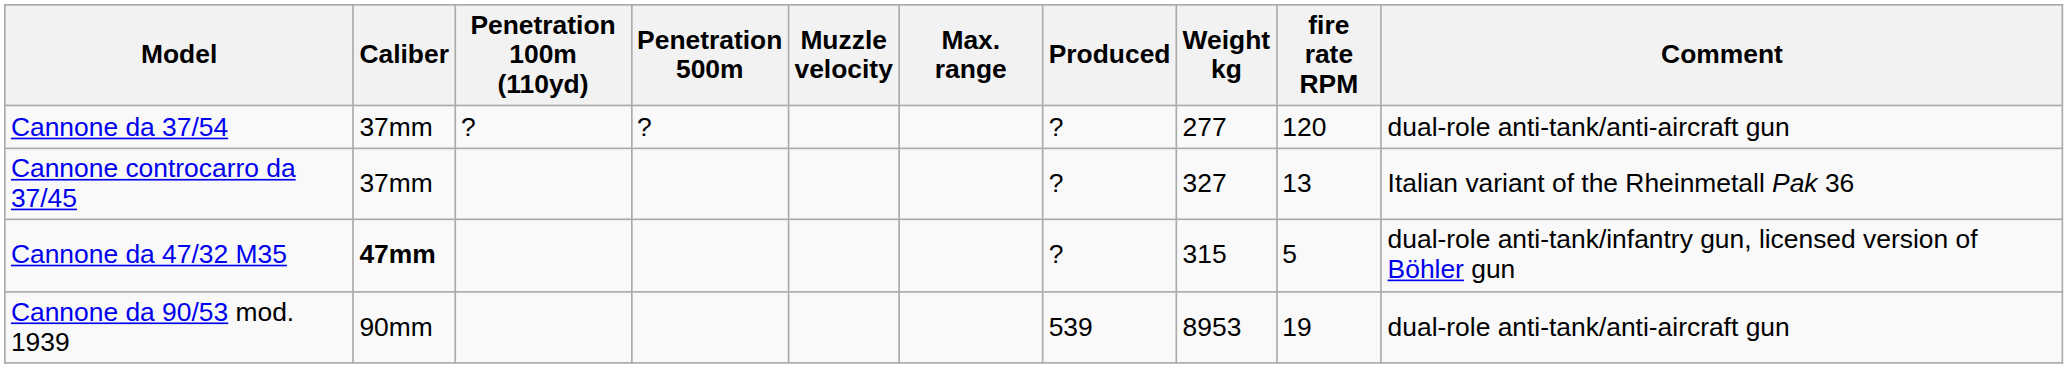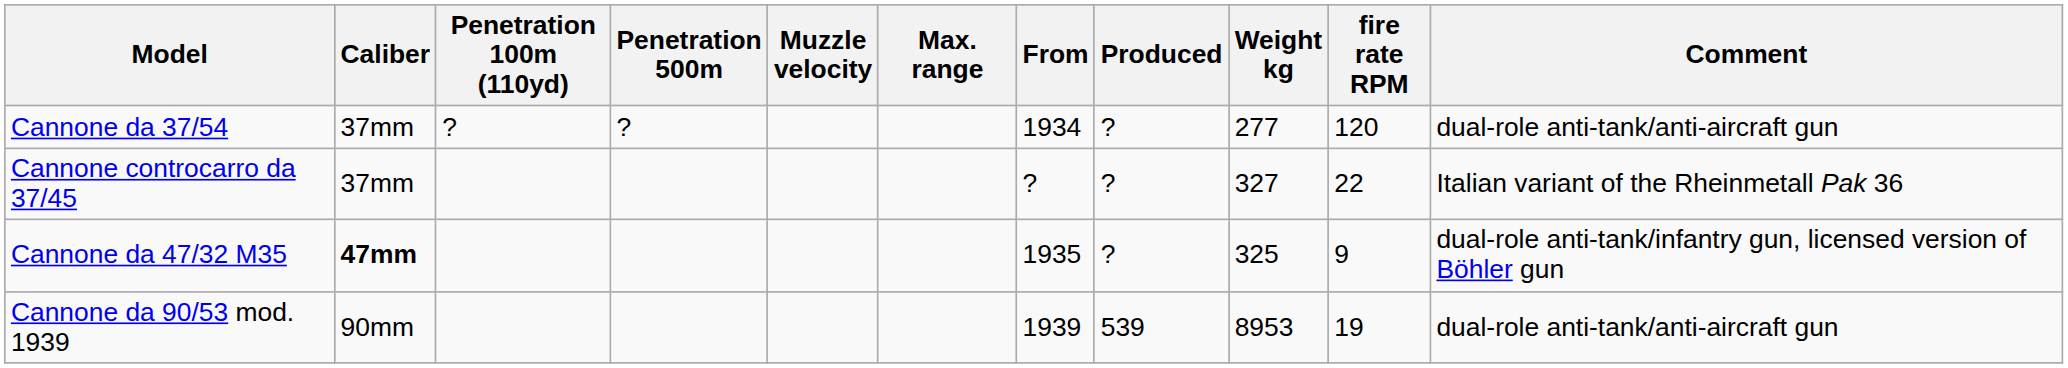+ column: (1056, 55)
(1297, 183) 13 -> (1349, 183) 22
(1205, 254) 315 -> (1257, 254) 325
(1290, 254) 5 -> (1342, 254) 9
